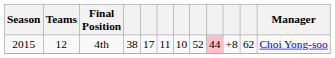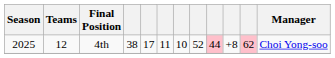(24, 44) 2015 -> (24, 44) 2025
(249, 44) no background -> (249, 44) pink background
